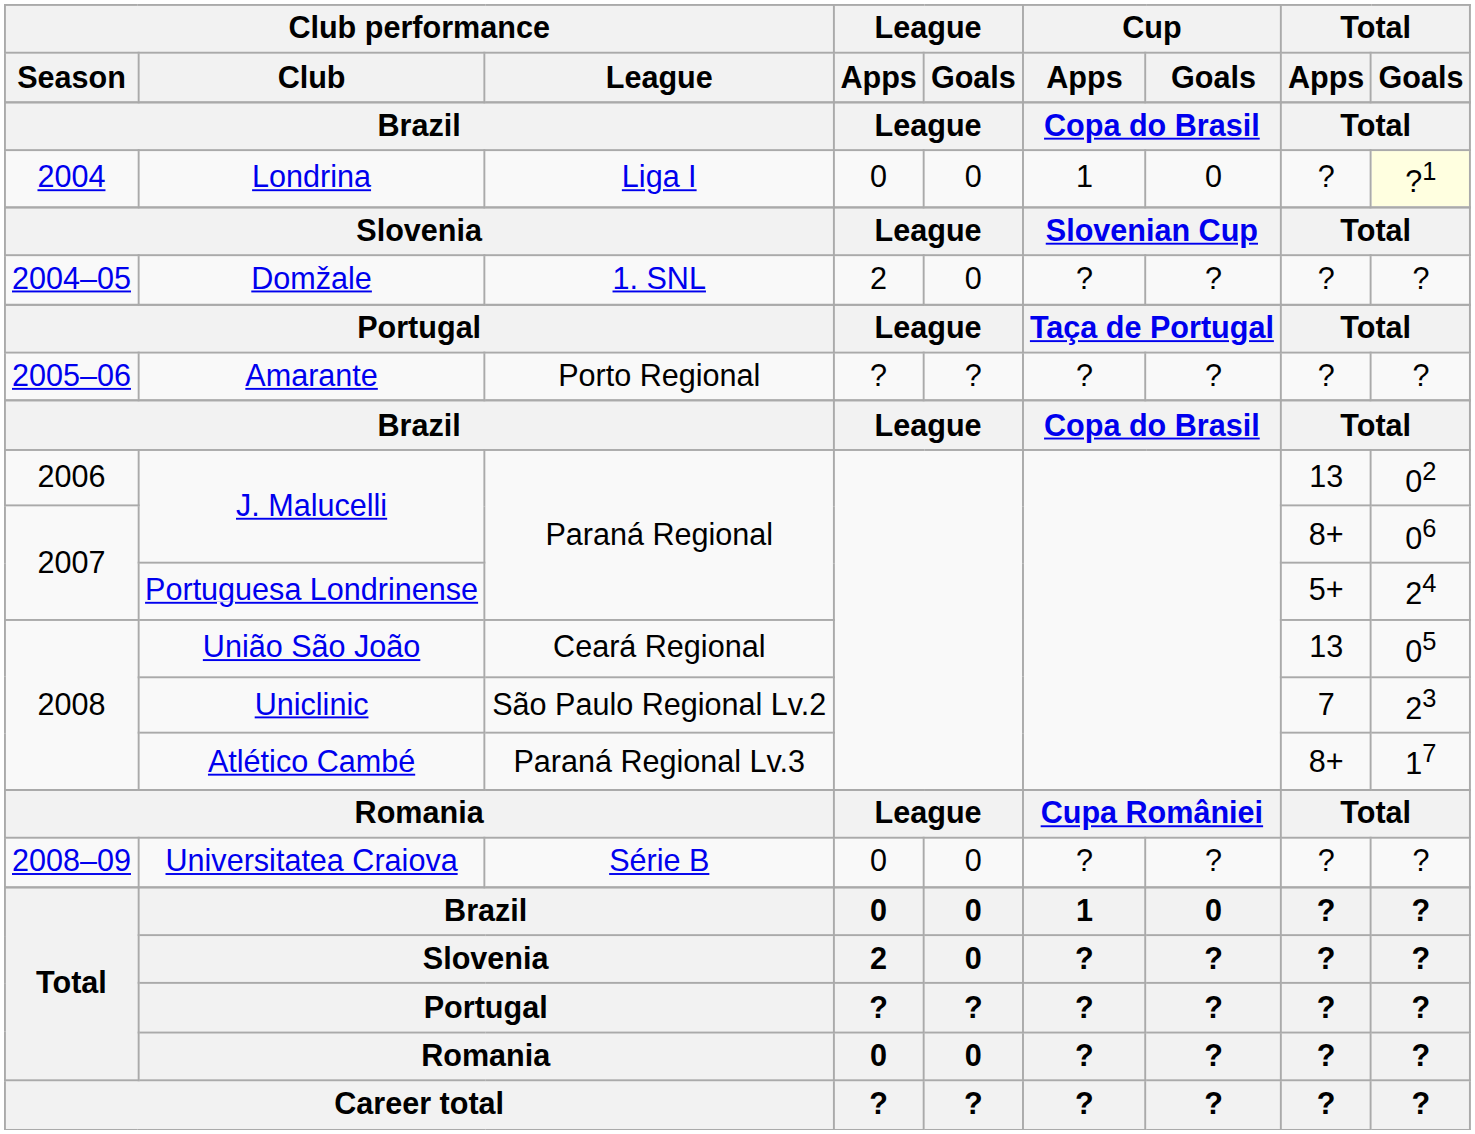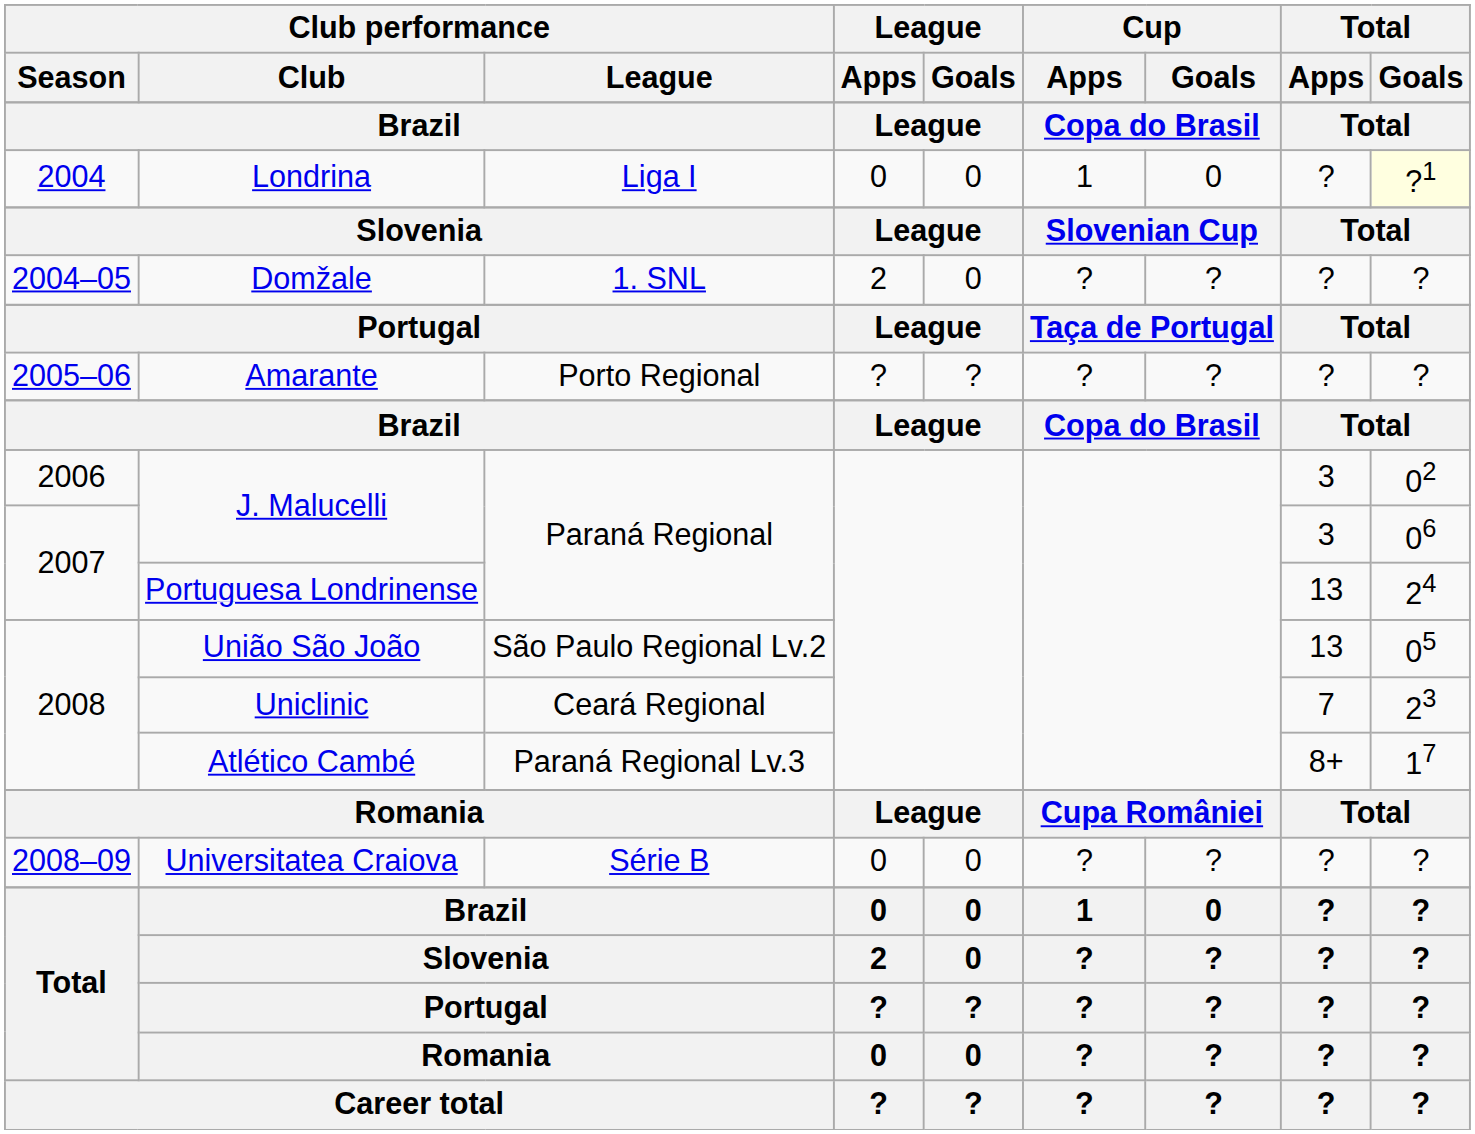(1326, 477) 13 -> (1326, 477) 3
(1326, 534) 8+ -> (1326, 534) 3
(1326, 590) 5+ -> (1326, 590) 13
(659, 647) Ceará Regional -> (659, 647) São Paulo Regional Lv.2
(659, 704) São Paulo Regional Lv.2 -> (659, 704) Ceará Regional
